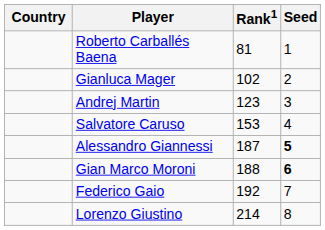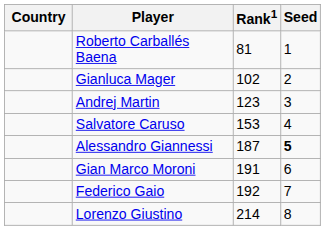(248, 169) 188 -> (248, 169) 191
(288, 169) bold -> (288, 169) normal
